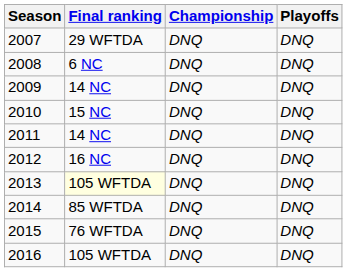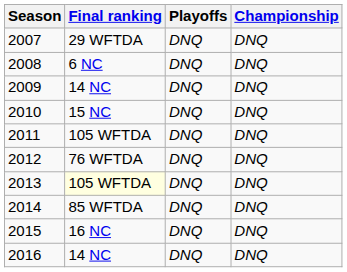columns swapped: (310, 16) <-> (221, 16)
(90, 135) 14 NC -> (110, 135) 105 WFTDA
(90, 159) 16 NC -> (106, 159) 76 WFTDA
(106, 231) 76 WFTDA -> (90, 231) 16 NC
(110, 254) 105 WFTDA -> (90, 254) 14 NC
